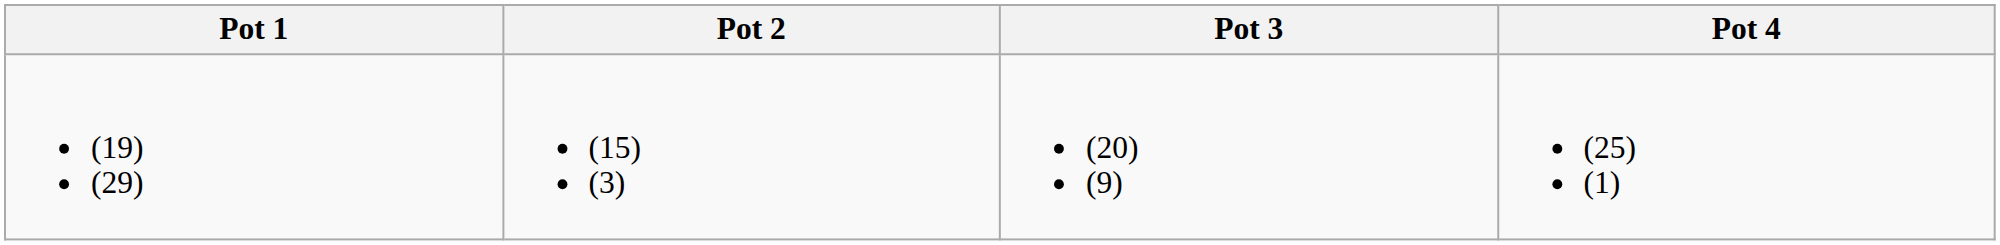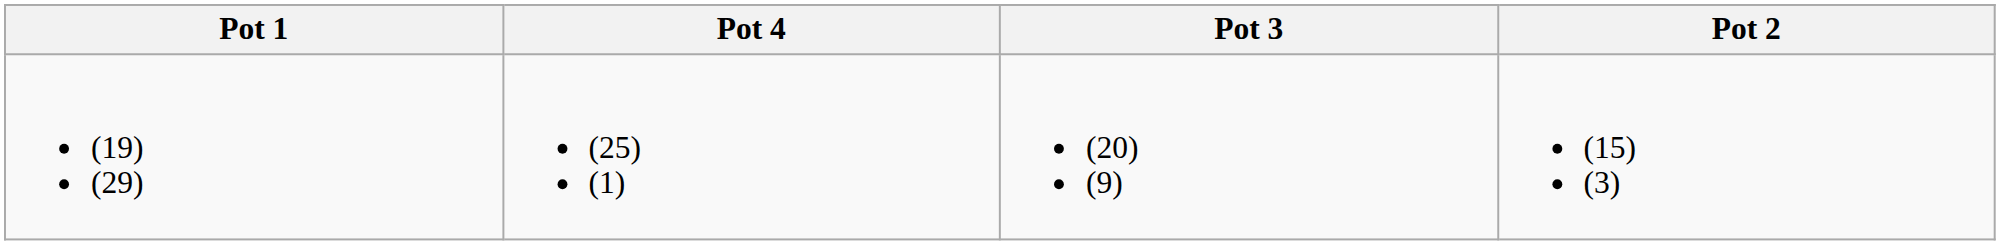columns swapped: (751, 29) <-> (1746, 29)
